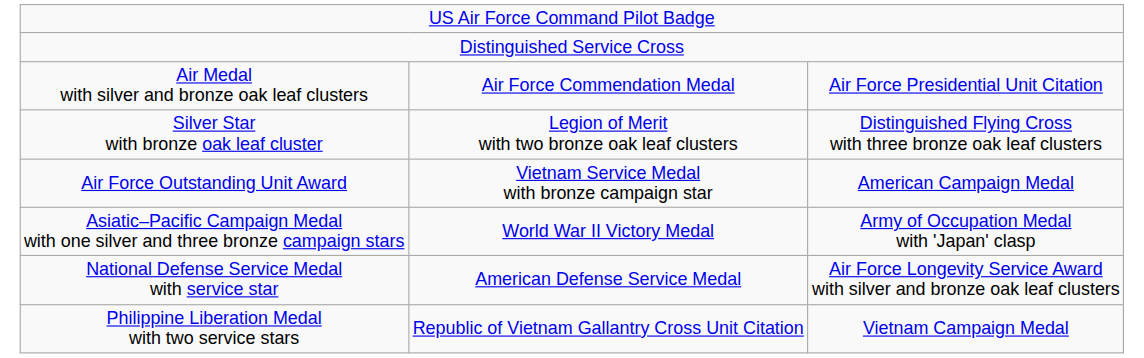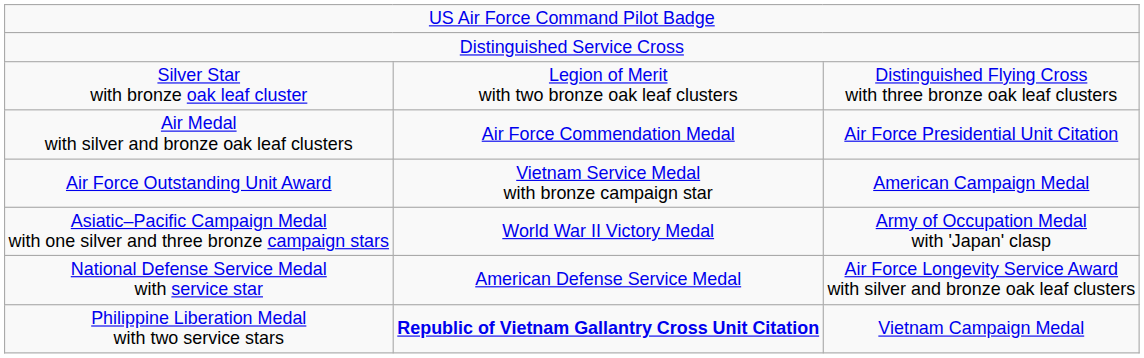rows swapped: (214, 134) <-> (214, 85)
(608, 328) normal -> (608, 328) bold
